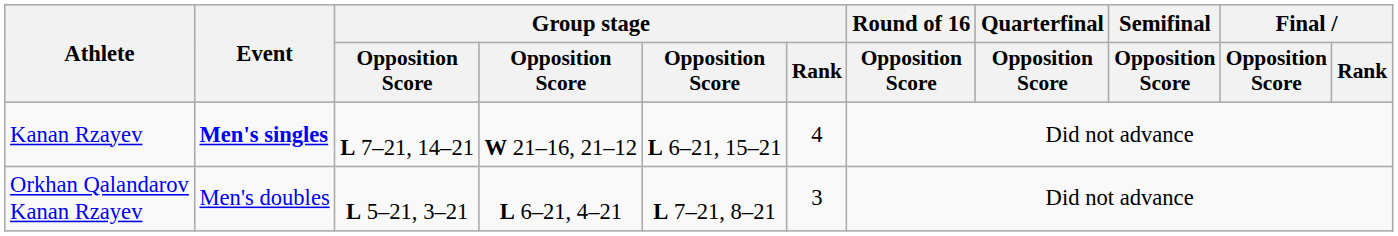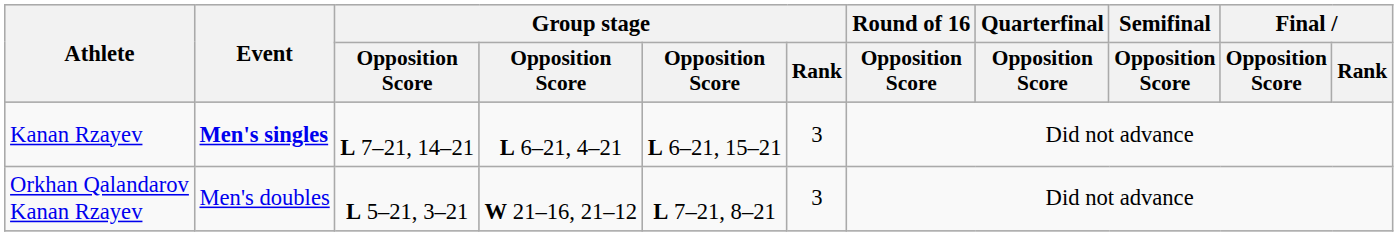(561, 147) W 21–16, 21–12 -> (561, 147) L 6–21, 4–21
(817, 134) 4 -> (817, 134) 3
(561, 211) L 6–21, 4–21 -> (561, 211) W 21–16, 21–12
